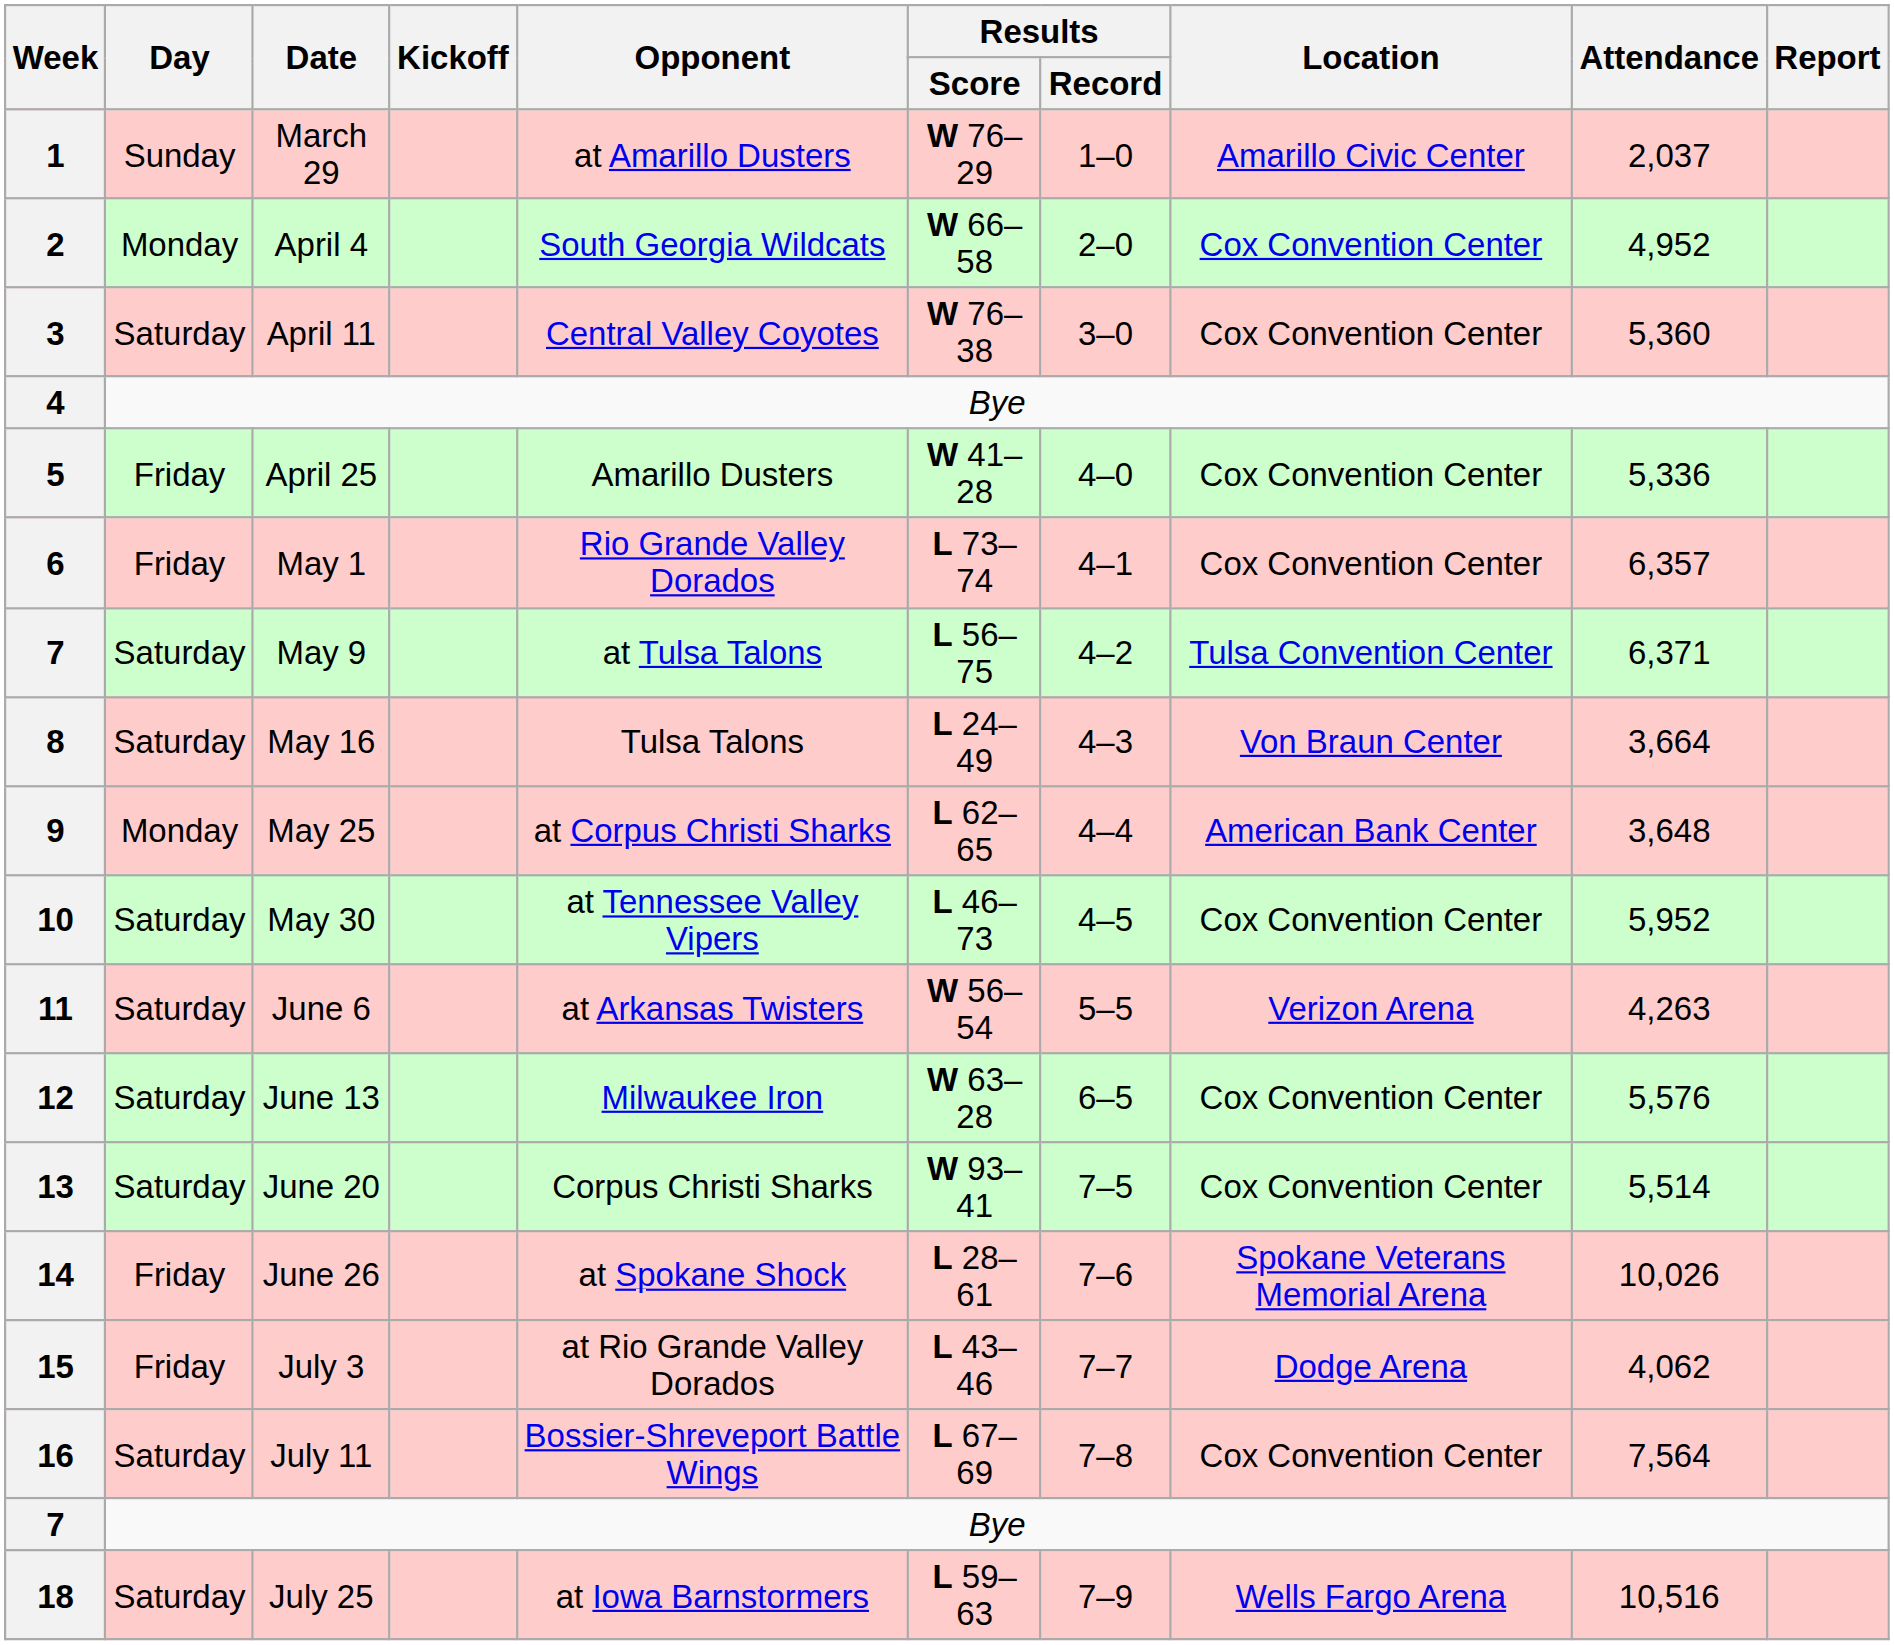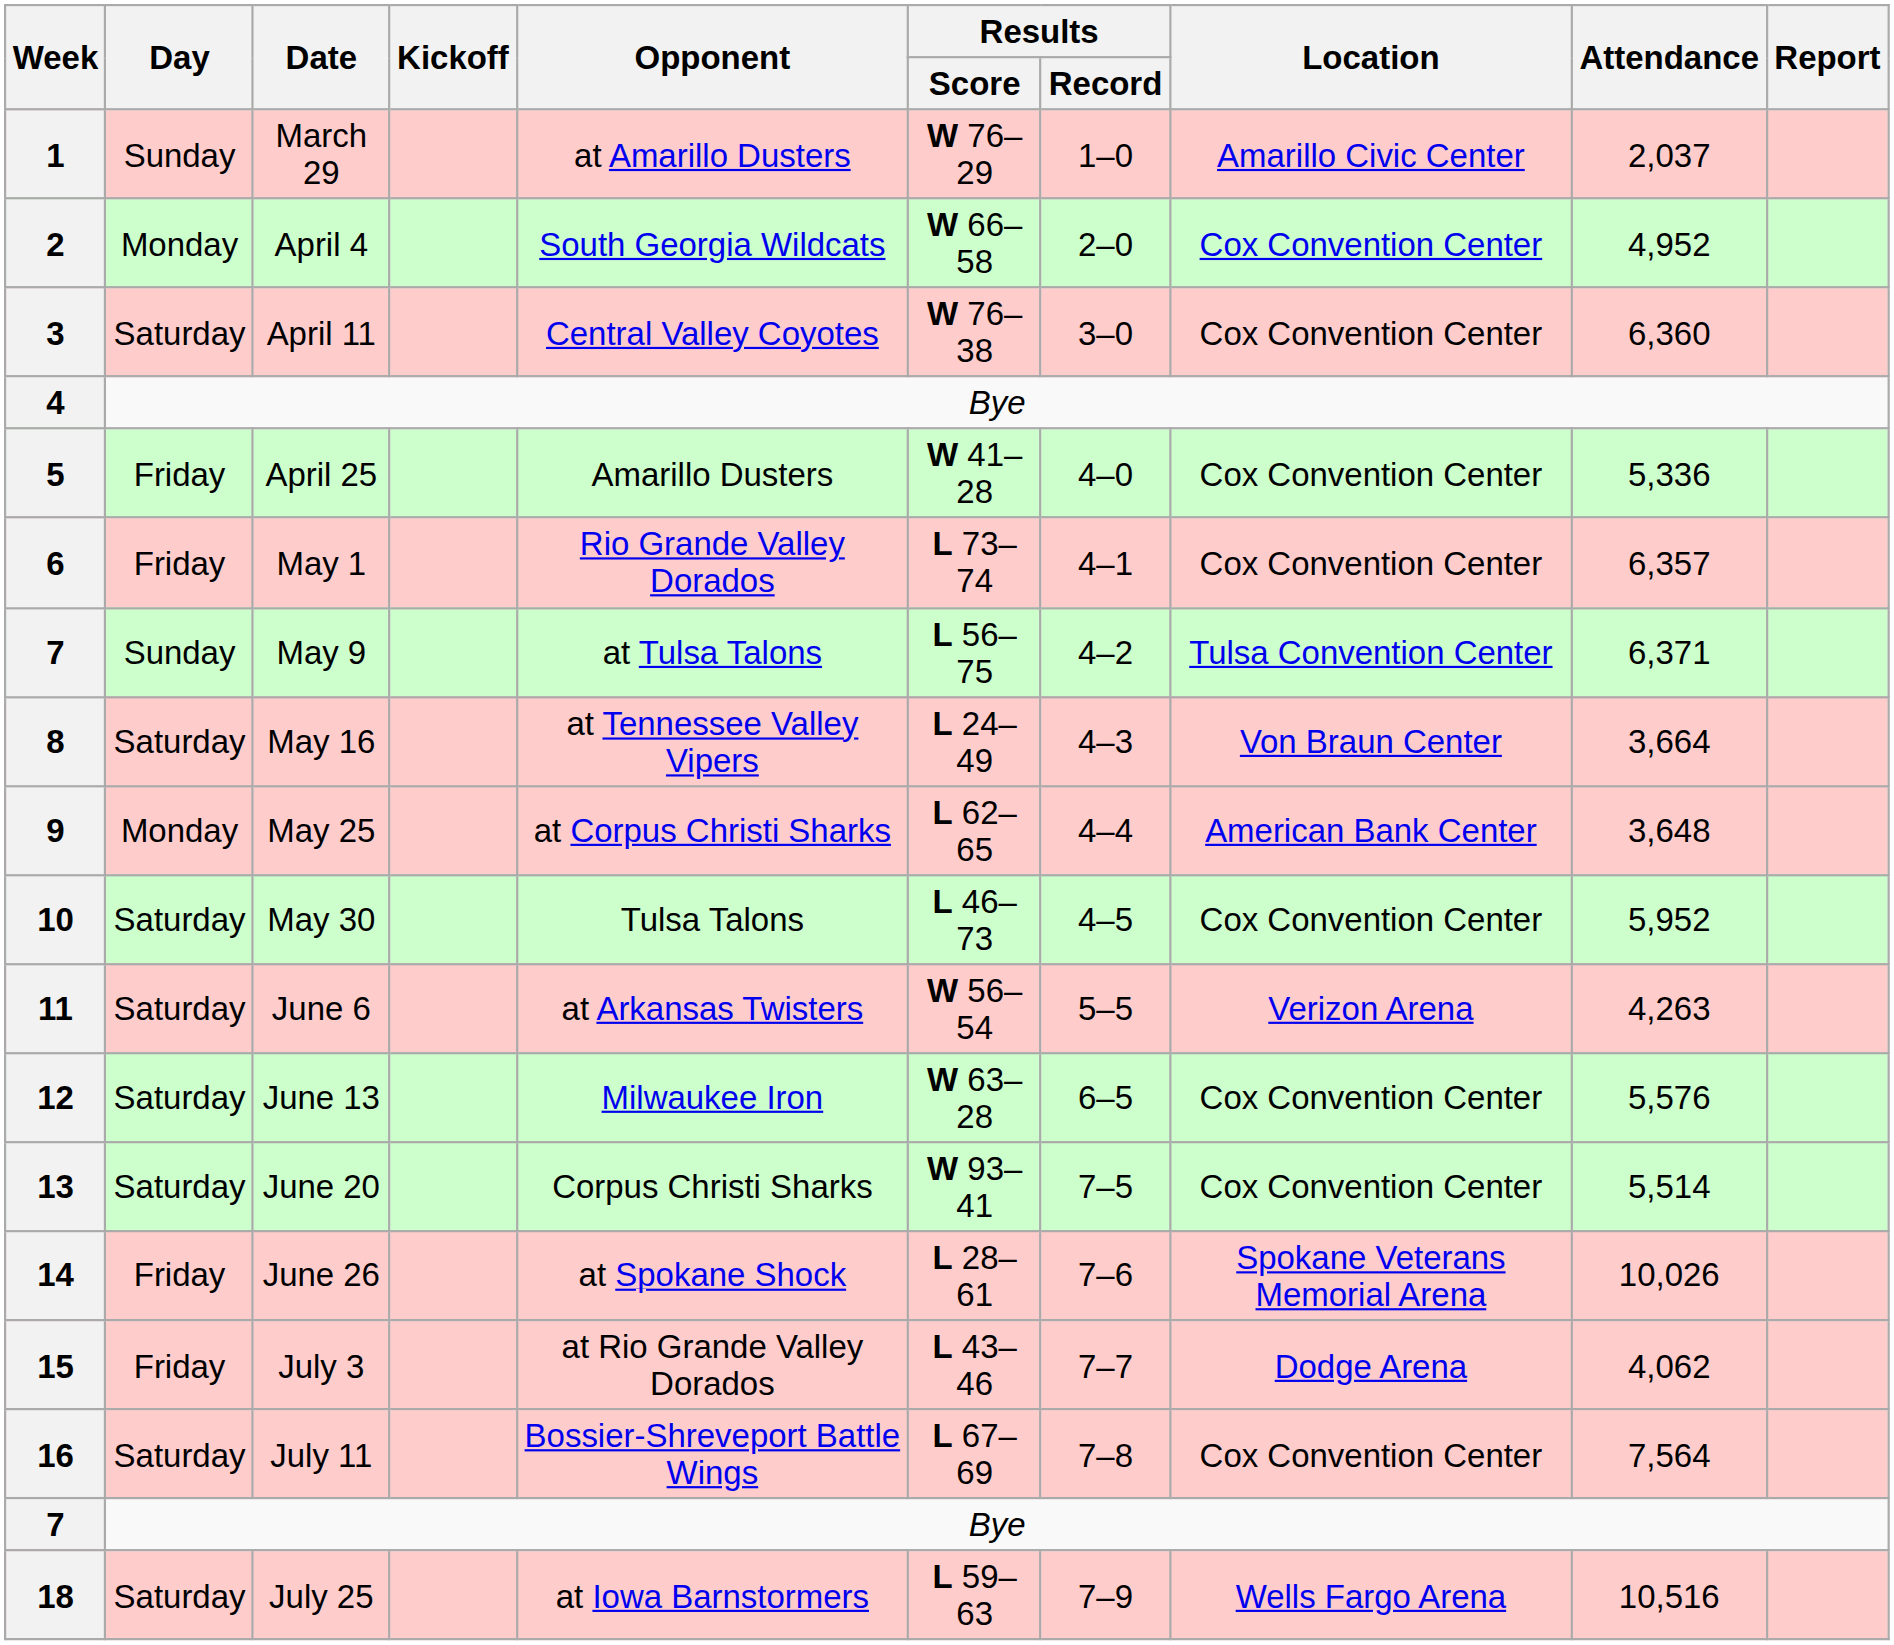(1669, 332) 5,360 -> (1669, 332) 6,360
(180, 652) Saturday -> (180, 652) Sunday
(712, 741) Tulsa Talons -> (712, 741) at Tennessee Valley Vipers
(712, 919) at Tennessee Valley Vipers -> (712, 919) Tulsa Talons
